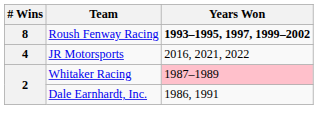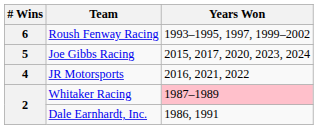(25, 34) 8 -> (25, 34) 6
(237, 34) bold -> (237, 34) normal
+ row: (91, 54)
